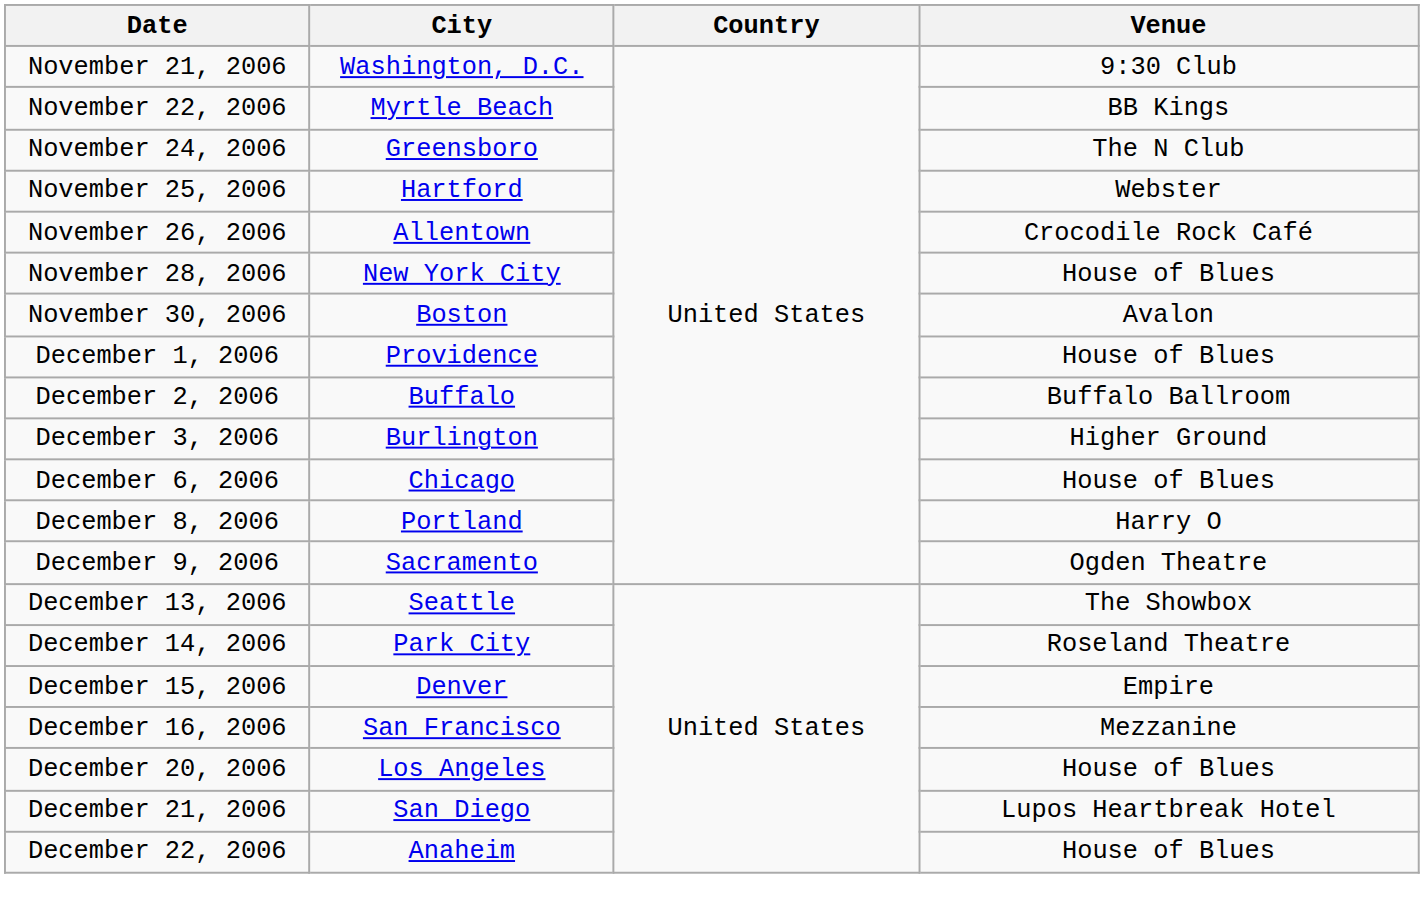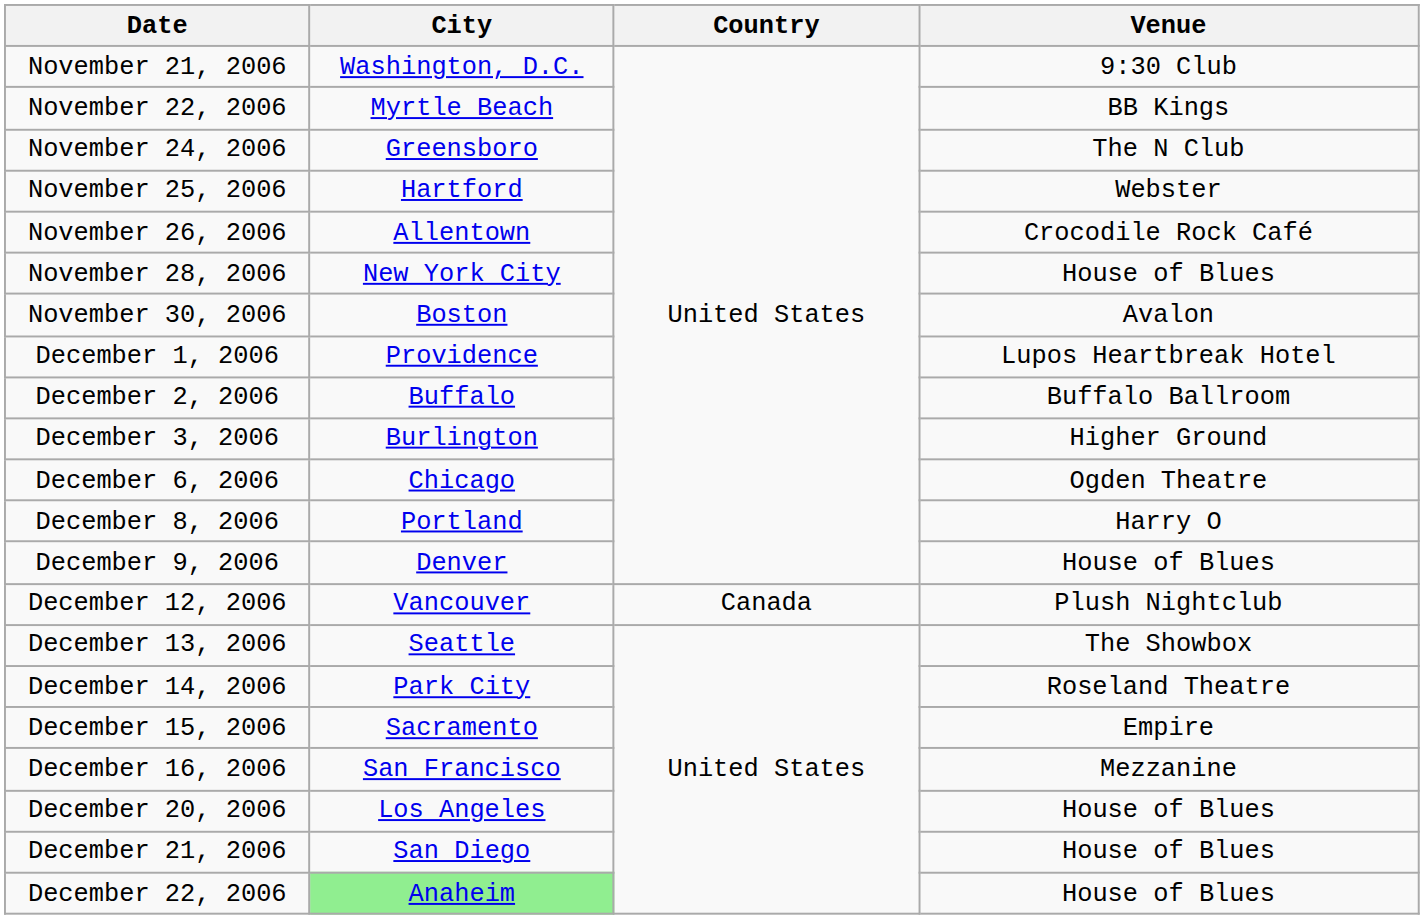(1168, 356) House of Blues -> (1168, 356) Lupos Heartbreak Hotel
(1168, 480) House of Blues -> (1168, 480) Ogden Theatre
(462, 563) Sacramento -> (462, 563) Denver
(1168, 563) Ogden Theatre -> (1168, 563) House of Blues
+ row: (157, 604)
(462, 687) Denver -> (462, 728) Sacramento
(1168, 811) Lupos Heartbreak Hotel -> (1168, 852) House of Blues
(462, 852) no background -> (462, 893) lightgreen background
